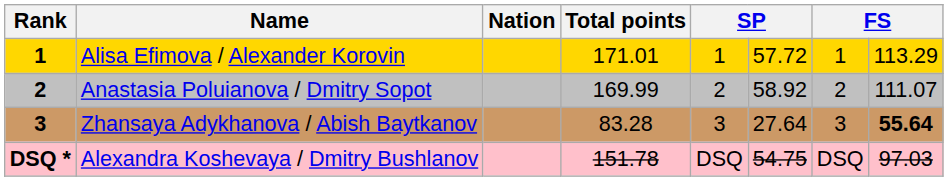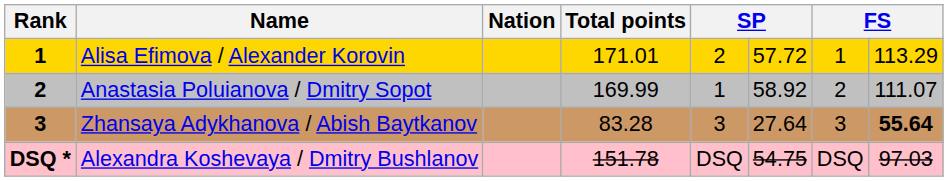(719, 55) 1 -> (719, 55) 2
(719, 90) 2 -> (719, 90) 1
